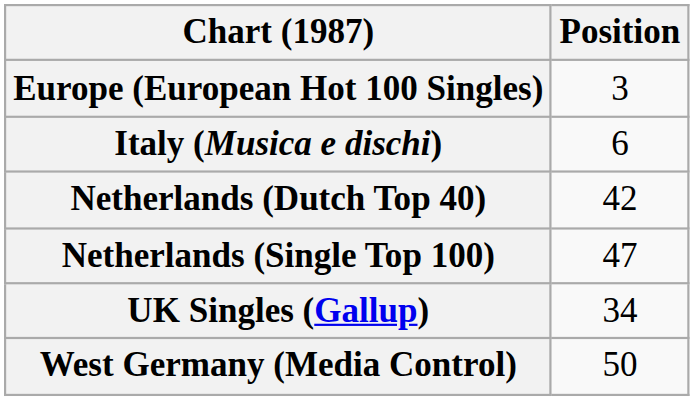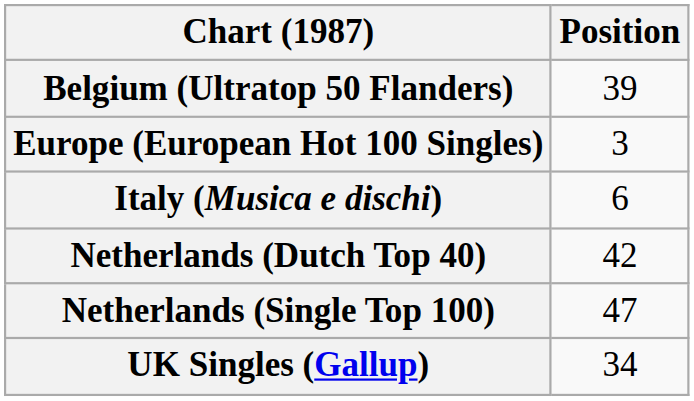+ row: (278, 87)
- row: (278, 365)
